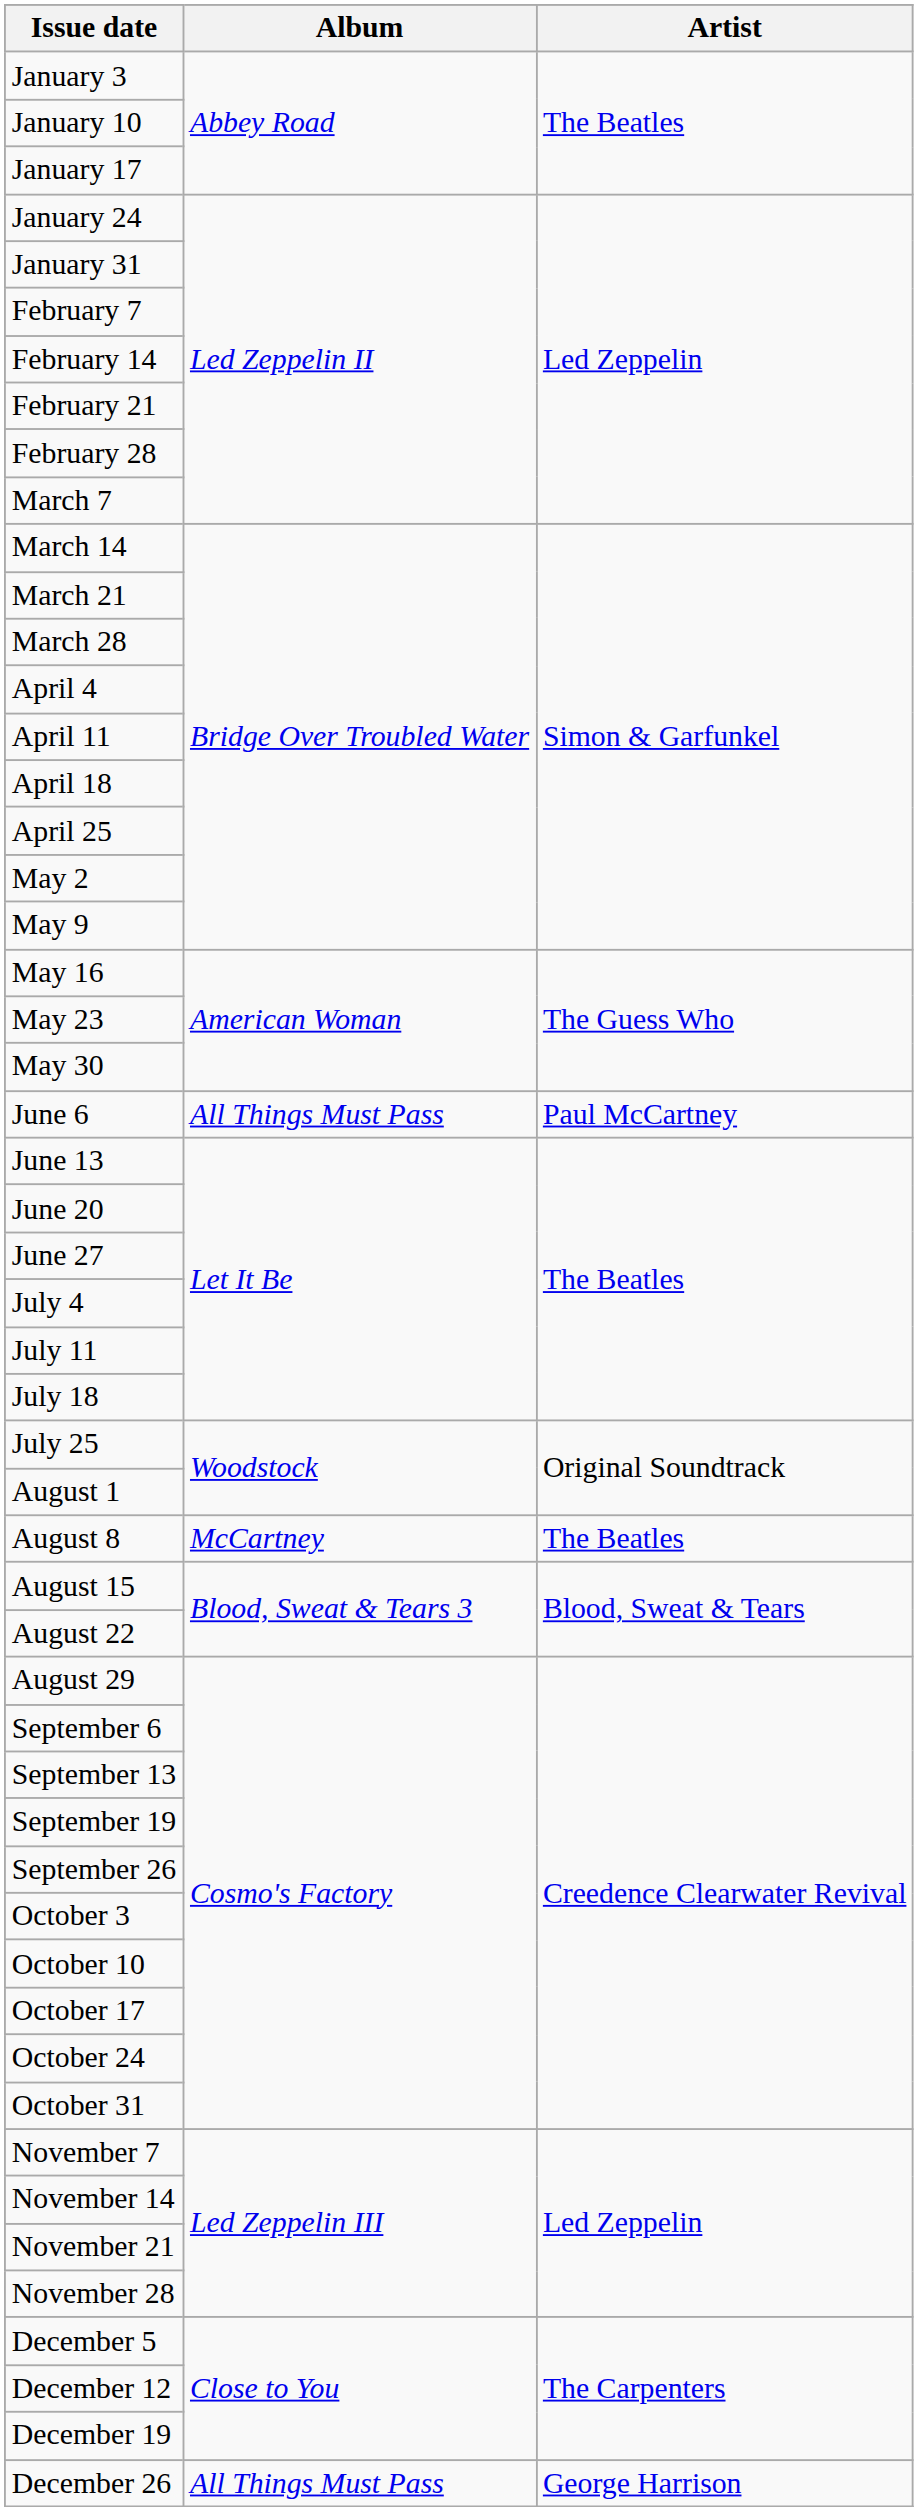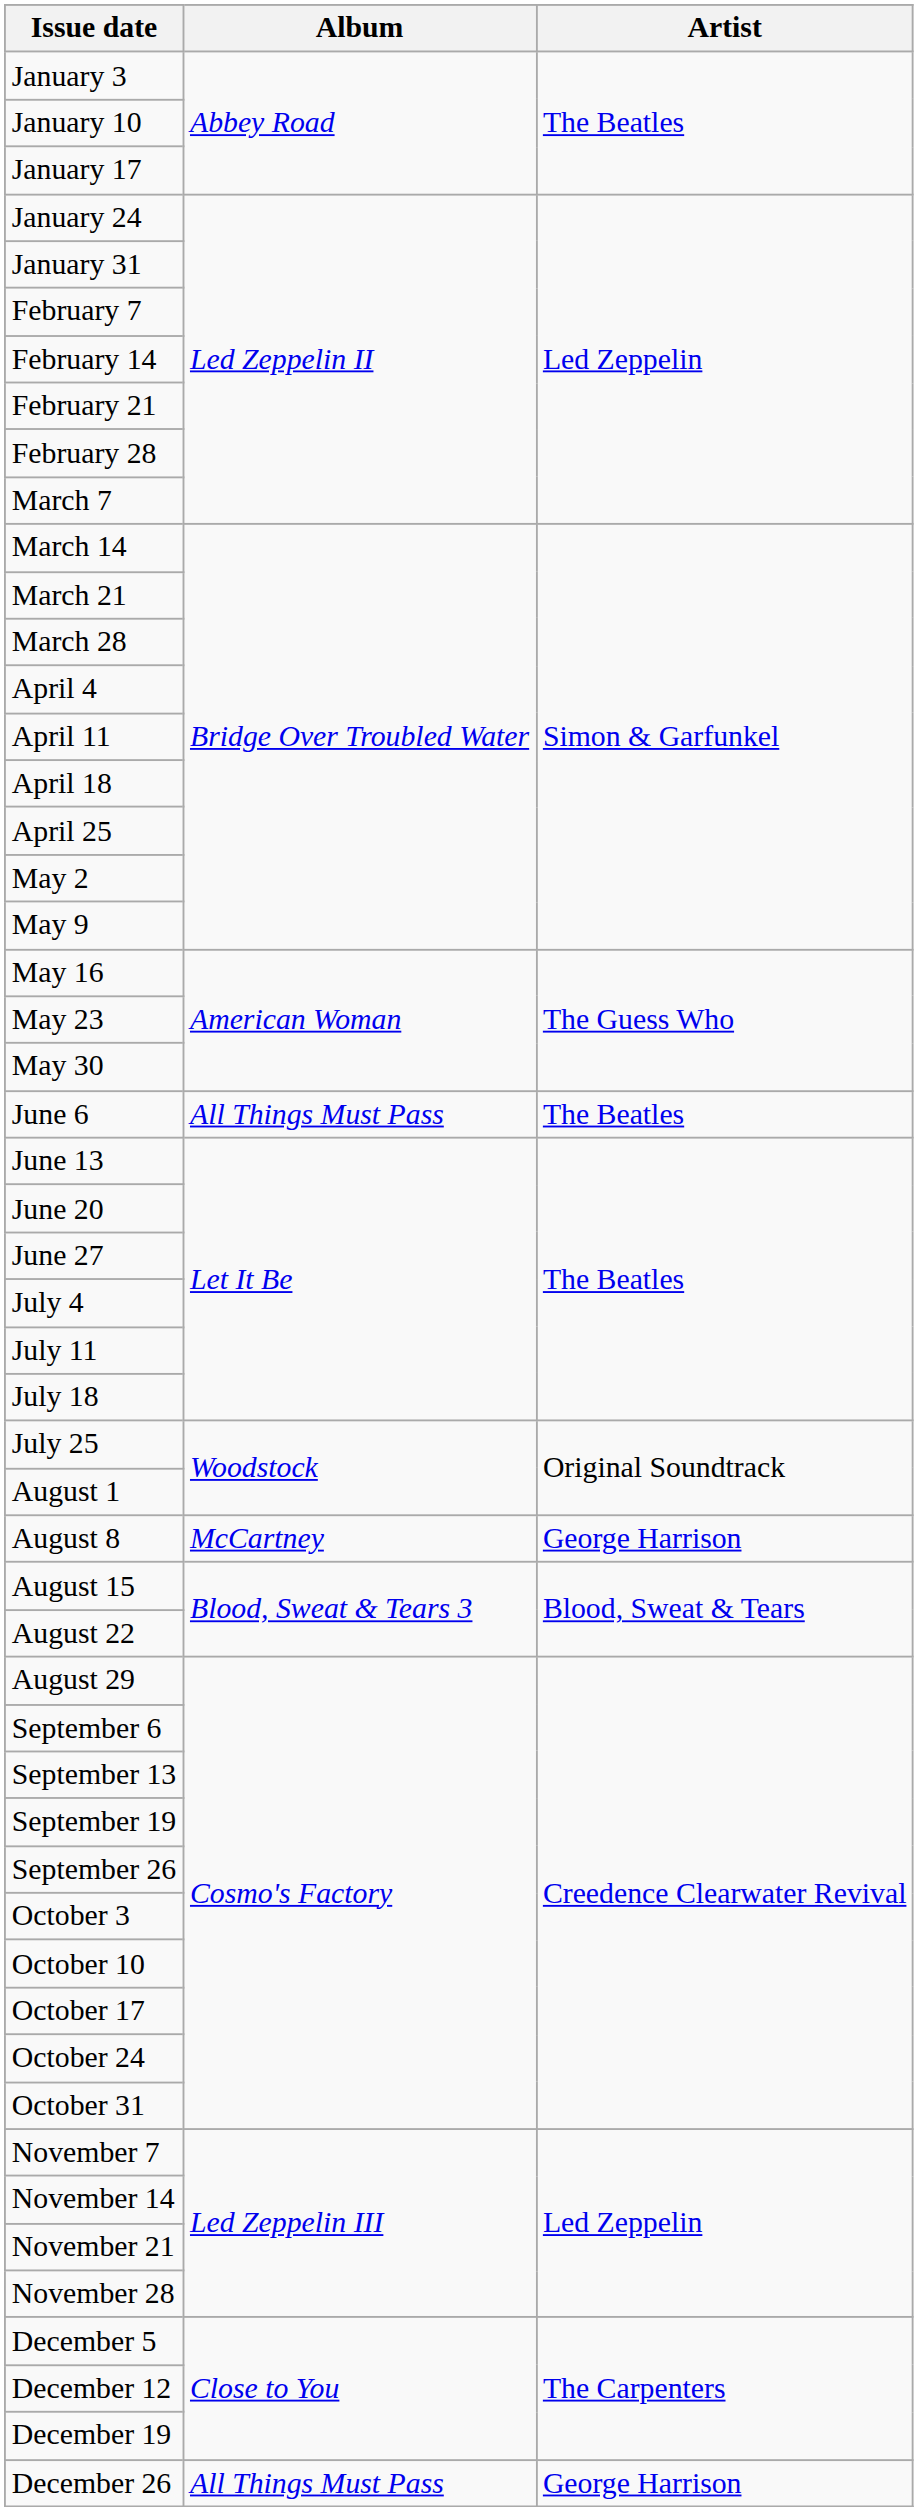(640, 1113) Paul McCartney -> (614, 1113) The Beatles
(614, 1538) The Beatles -> (642, 1538) George Harrison
